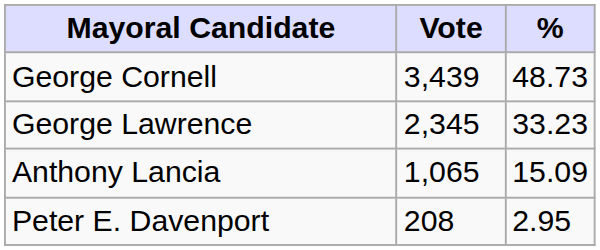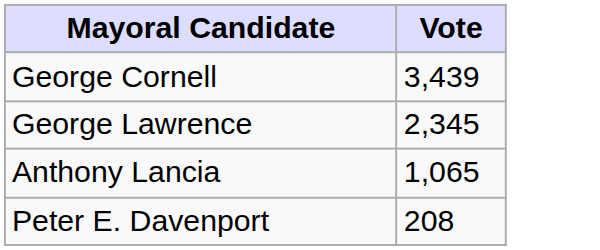- column: (550, 28)
